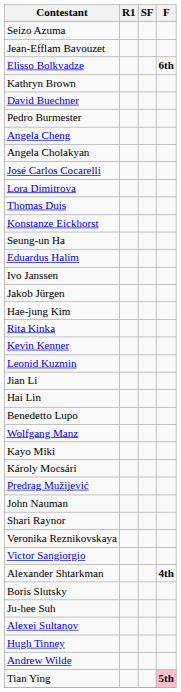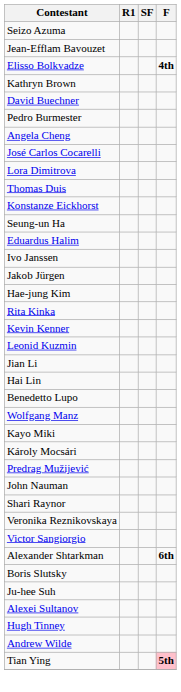(166, 65) 6th -> (166, 65) 4th
- row: (48, 153)
(166, 573) 4th -> (166, 556) 6th
